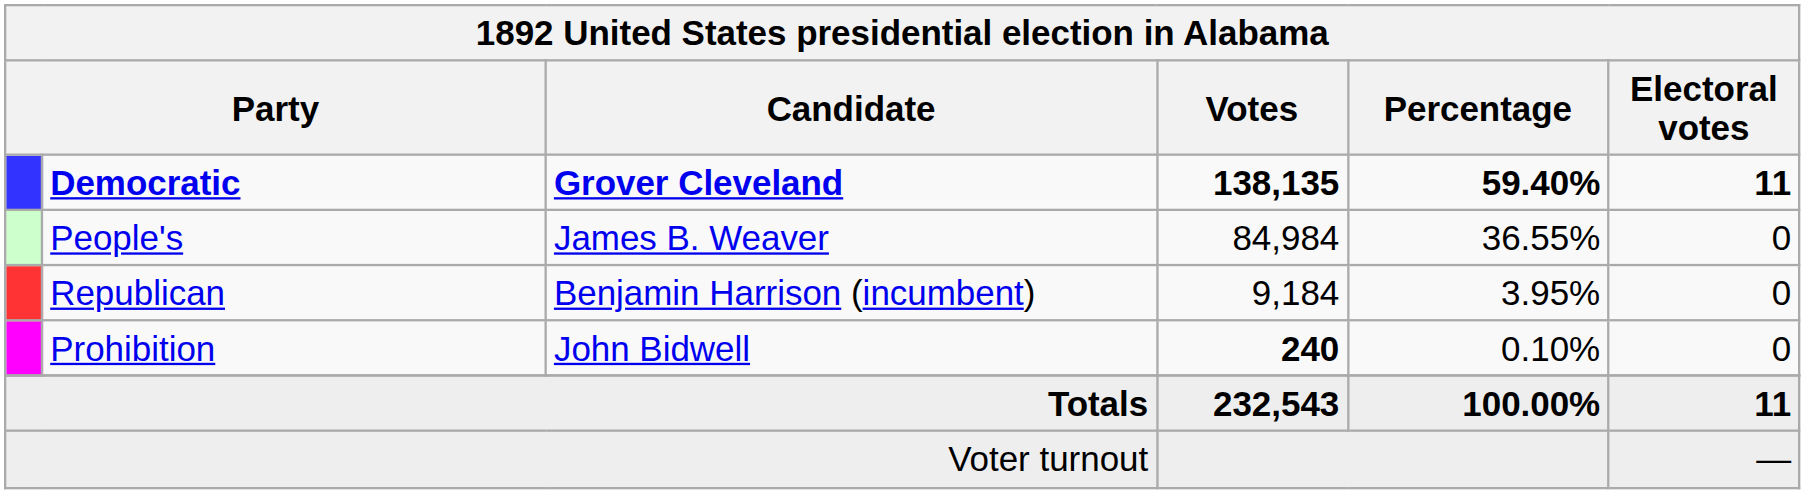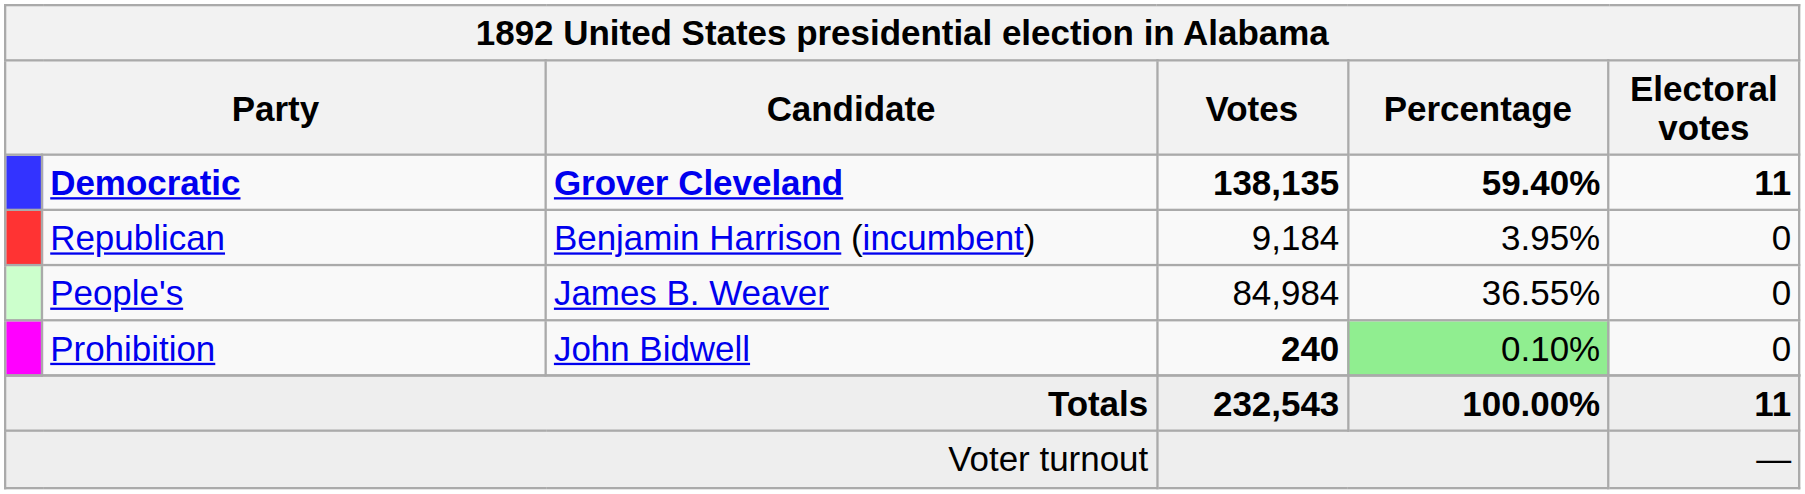rows swapped: (117, 238) <-> (138, 293)
(1551, 349) no background -> (1551, 349) lightgreen background
